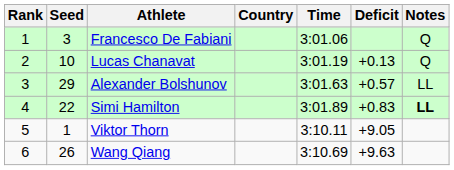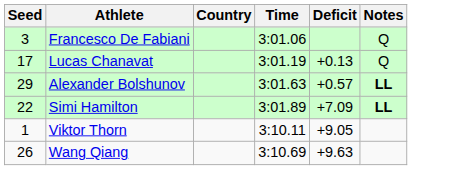- column: (25, 15)
(67, 61) 10 -> (25, 61) 17
(425, 84) normal -> (384, 84) bold
(377, 107) +0.83 -> (335, 107) +7.09
